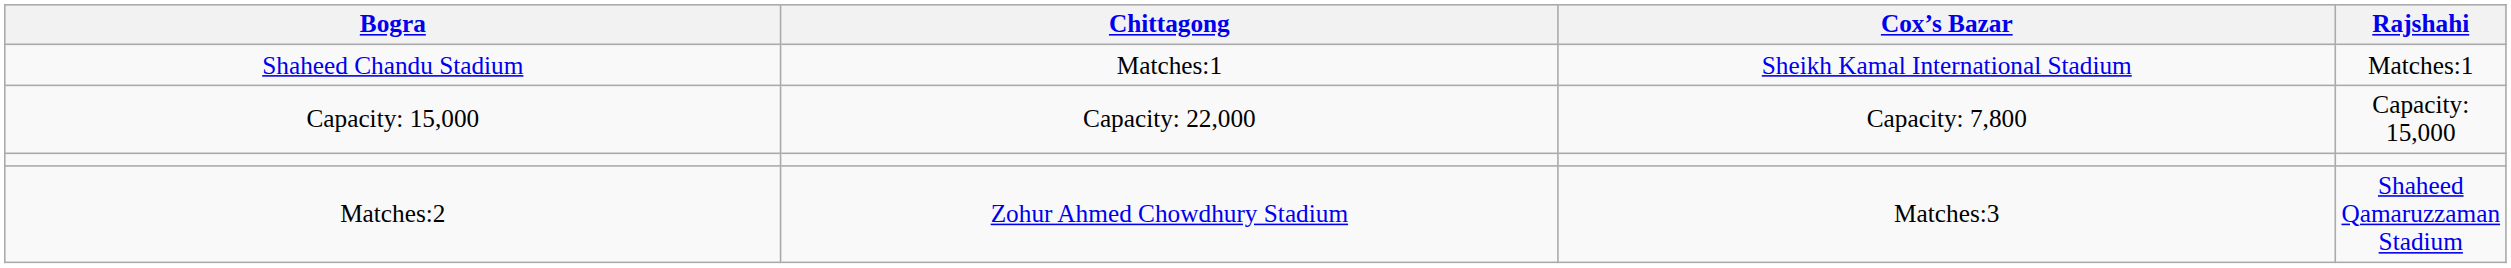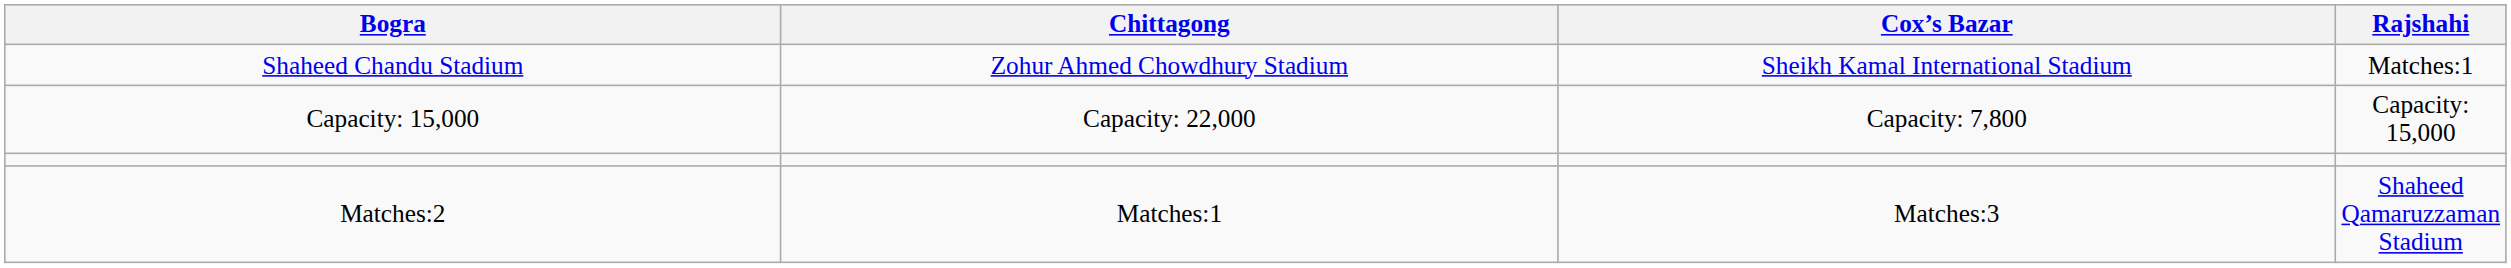(1169, 64) Matches:1 -> (1169, 64) Zohur Ahmed Chowdhury Stadium
(1169, 213) Zohur Ahmed Chowdhury Stadium -> (1169, 213) Matches:1
